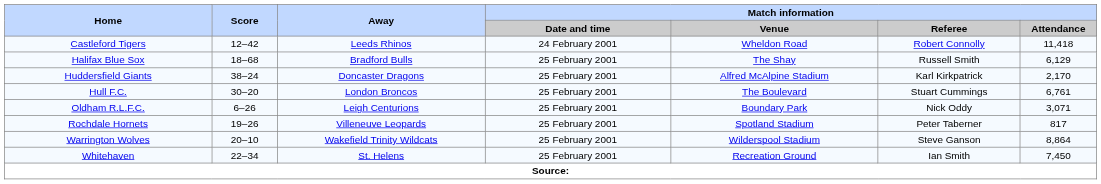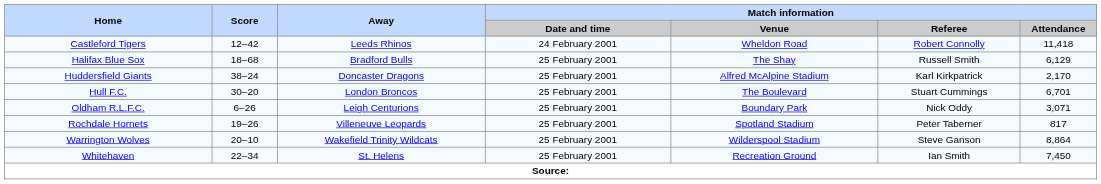(1058, 92) 6,761 -> (1058, 92) 6,701
